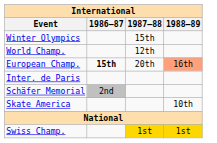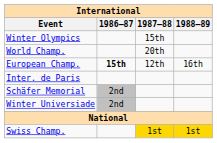(145, 51) 12th -> (155, 51) 20th
(145, 64) 20th -> (155, 64) 12th
(183, 64) lightsalmon background -> (193, 64) no background
- row: (38, 104)
+ row: (51, 104)
